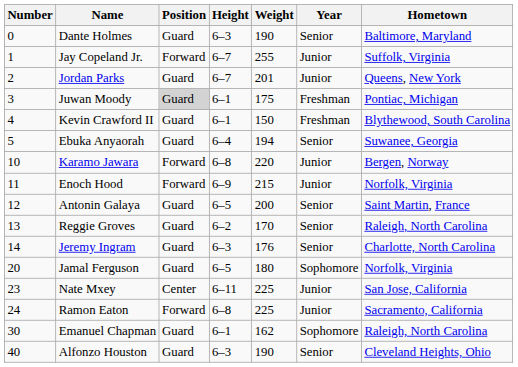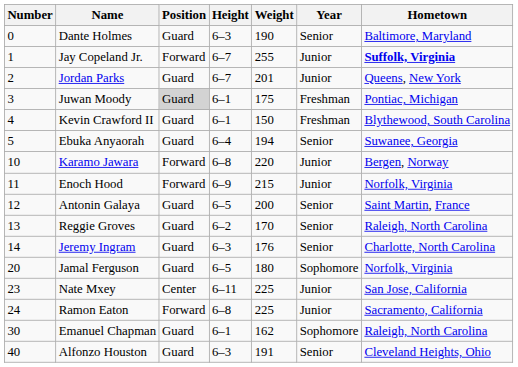(407, 57) normal -> (410, 57) bold
(264, 352) 190 -> (264, 352) 191
